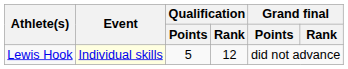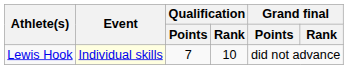(188, 54) 5 -> (188, 54) 7
(229, 54) 12 -> (229, 54) 10
